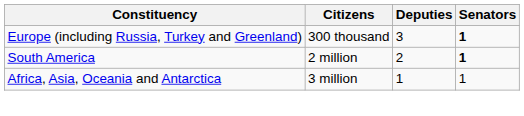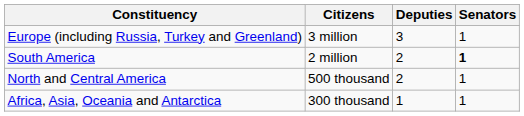(349, 36) 300 thousand -> (333, 36) 3 million
(462, 36) bold -> (462, 36) normal
+ row: (87, 79)
(333, 79) 3 million -> (349, 100) 300 thousand
